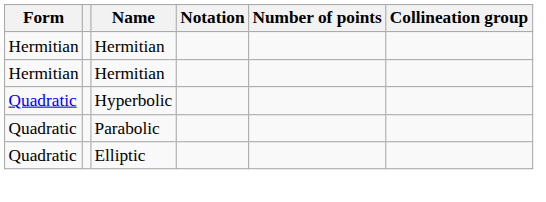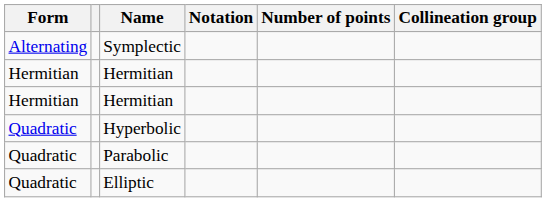+ row: (48, 45)
